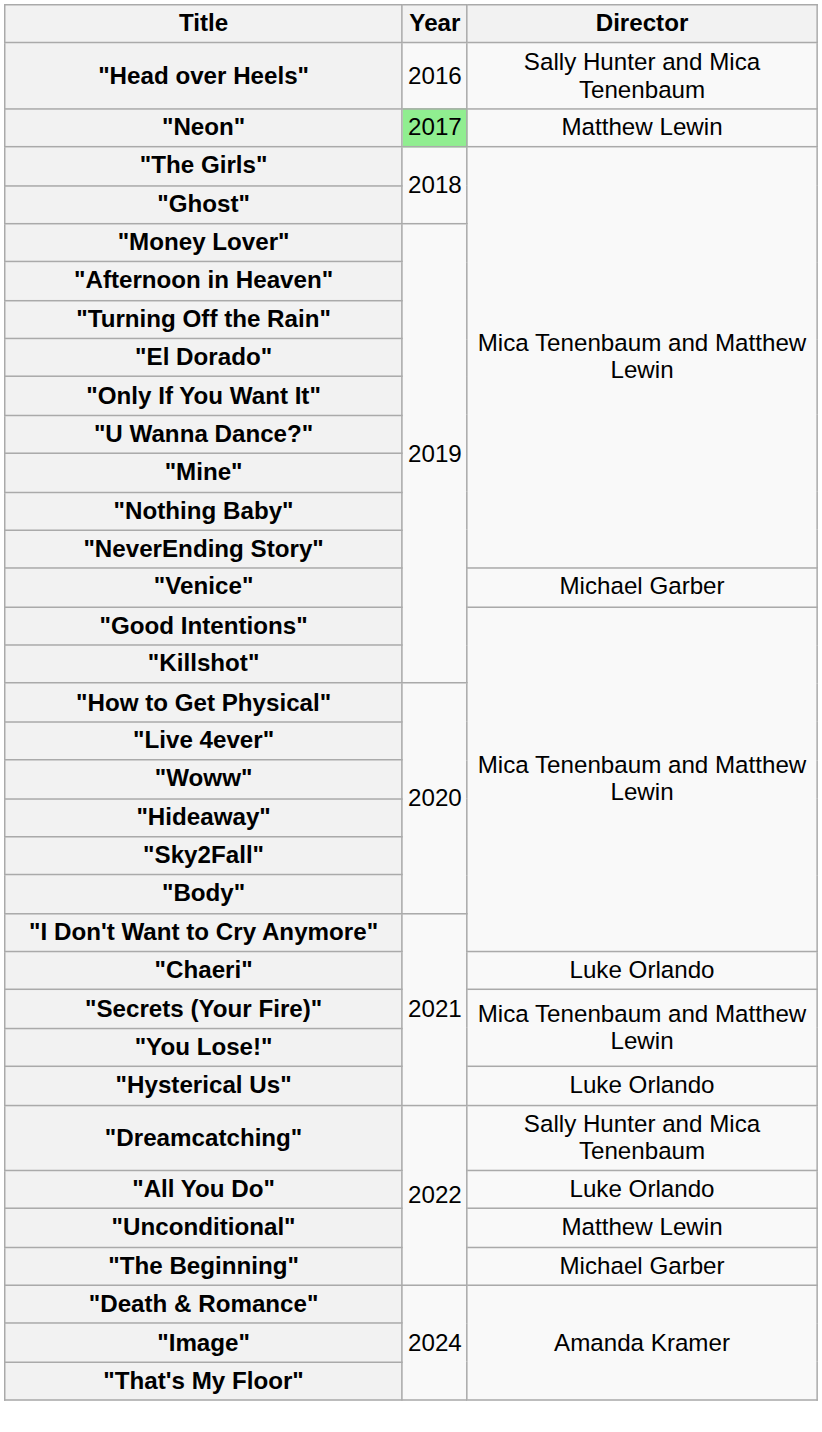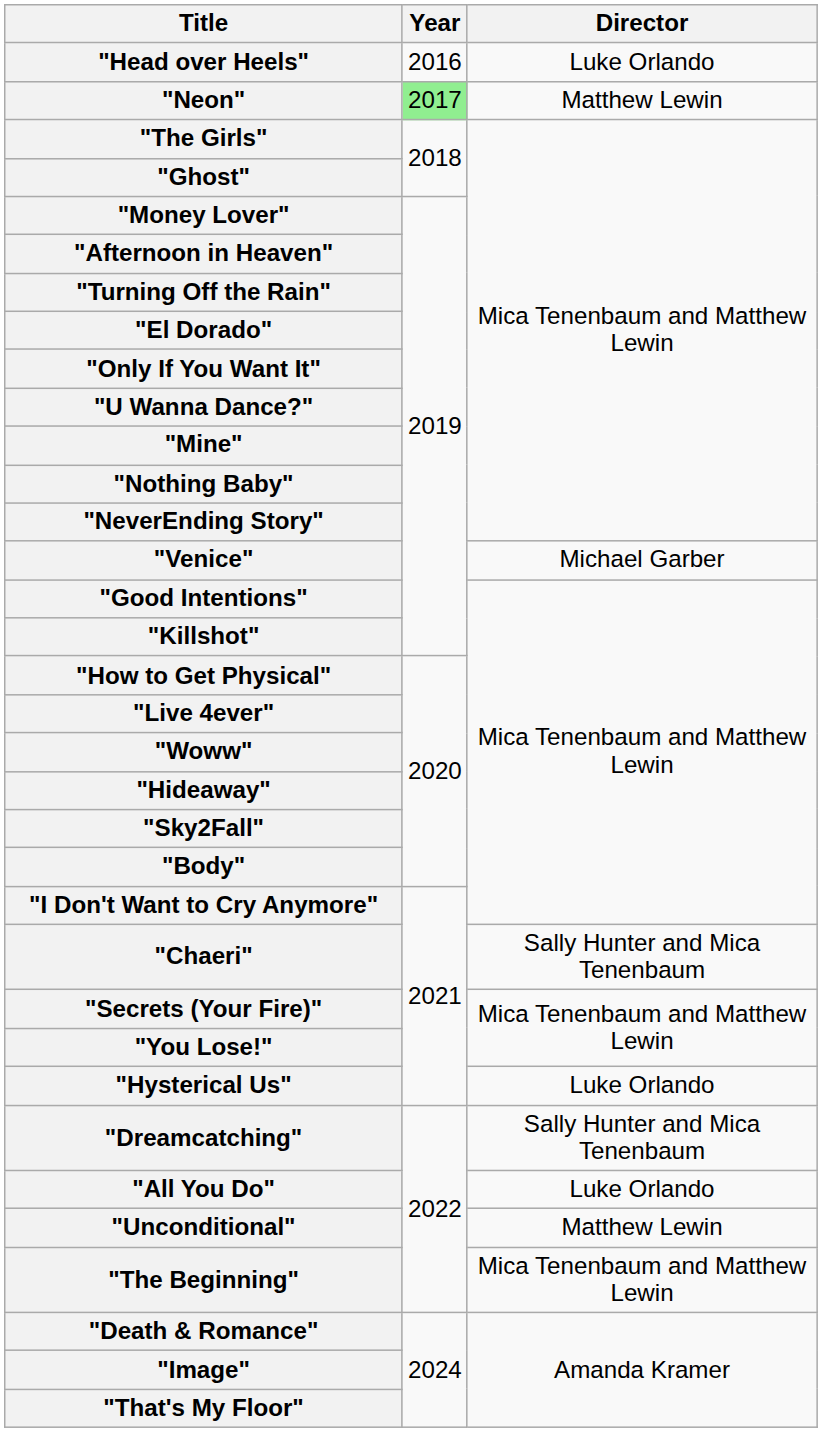(642, 75) Sally Hunter and Mica Tenenbaum -> (642, 61) Luke Orlando
(642, 970) Luke Orlando -> (642, 956) Sally Hunter and Mica Tenenbaum
(642, 1265) Michael Garber -> (642, 1279) Mica Tenenbaum and Matthew Lewin
